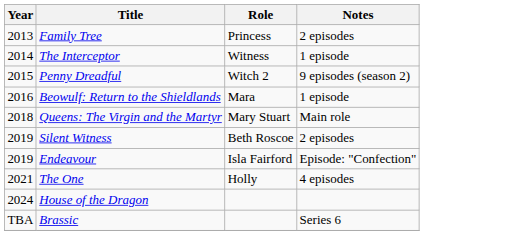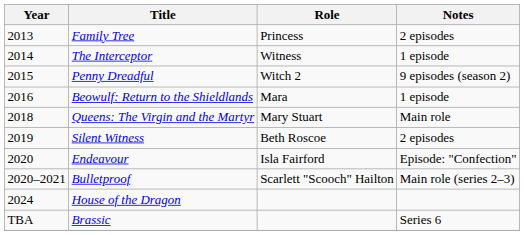(20, 158) 2019 -> (20, 158) 2020
+ row: (101, 179)
- row: (61, 179)
